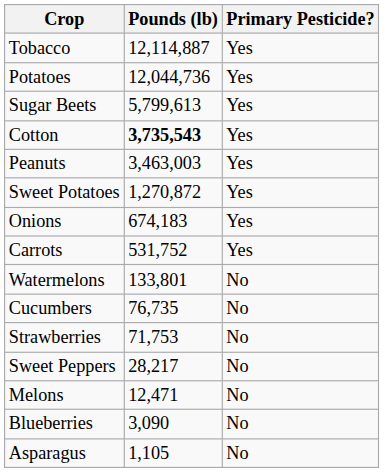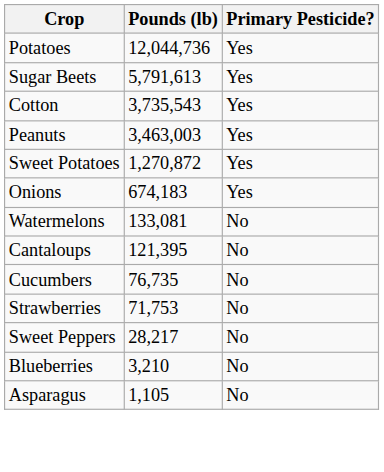- row: (40, 47)
(165, 105) 5,799,613 -> (165, 76) 5,791,613
(165, 134) bold -> (165, 105) normal
- row: (36, 250)
(158, 279) 133,801 -> (158, 221) 133,081
+ row: (50, 250)
- row: (36, 395)
(149, 423) 3,090 -> (149, 366) 3,210
